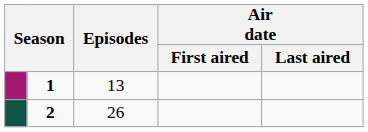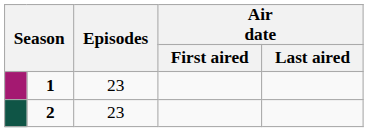(116, 85) 13 -> (116, 85) 23
(116, 112) 26 -> (116, 112) 23
